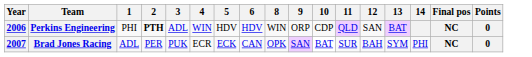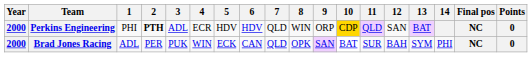+ column: (277, 12)
(16, 28) 2006 -> (16, 28) 2000
(202, 28) WIN -> (202, 28) ECR
(324, 28) no background -> (348, 28) gold background
(16, 44) 2007 -> (16, 44) 2000
(202, 44) ECR -> (202, 44) WIN
